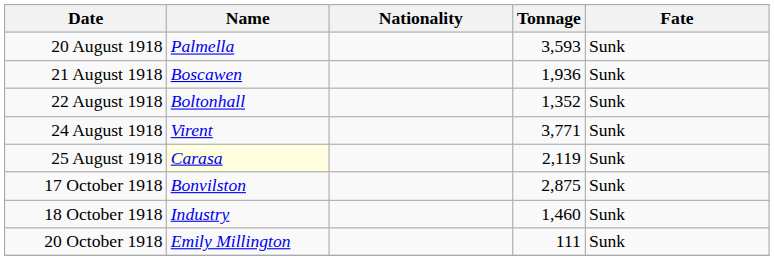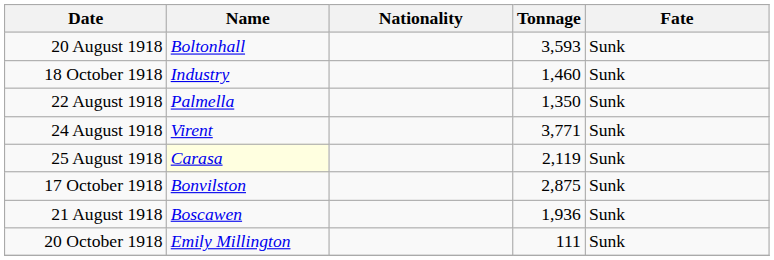(202, 46) Palmella -> (208, 46) Boltonhall
rows swapped: (107, 74) <-> (103, 213)
(208, 102) Boltonhall -> (202, 102) Palmella
(561, 102) 1,352 -> (561, 102) 1,350
